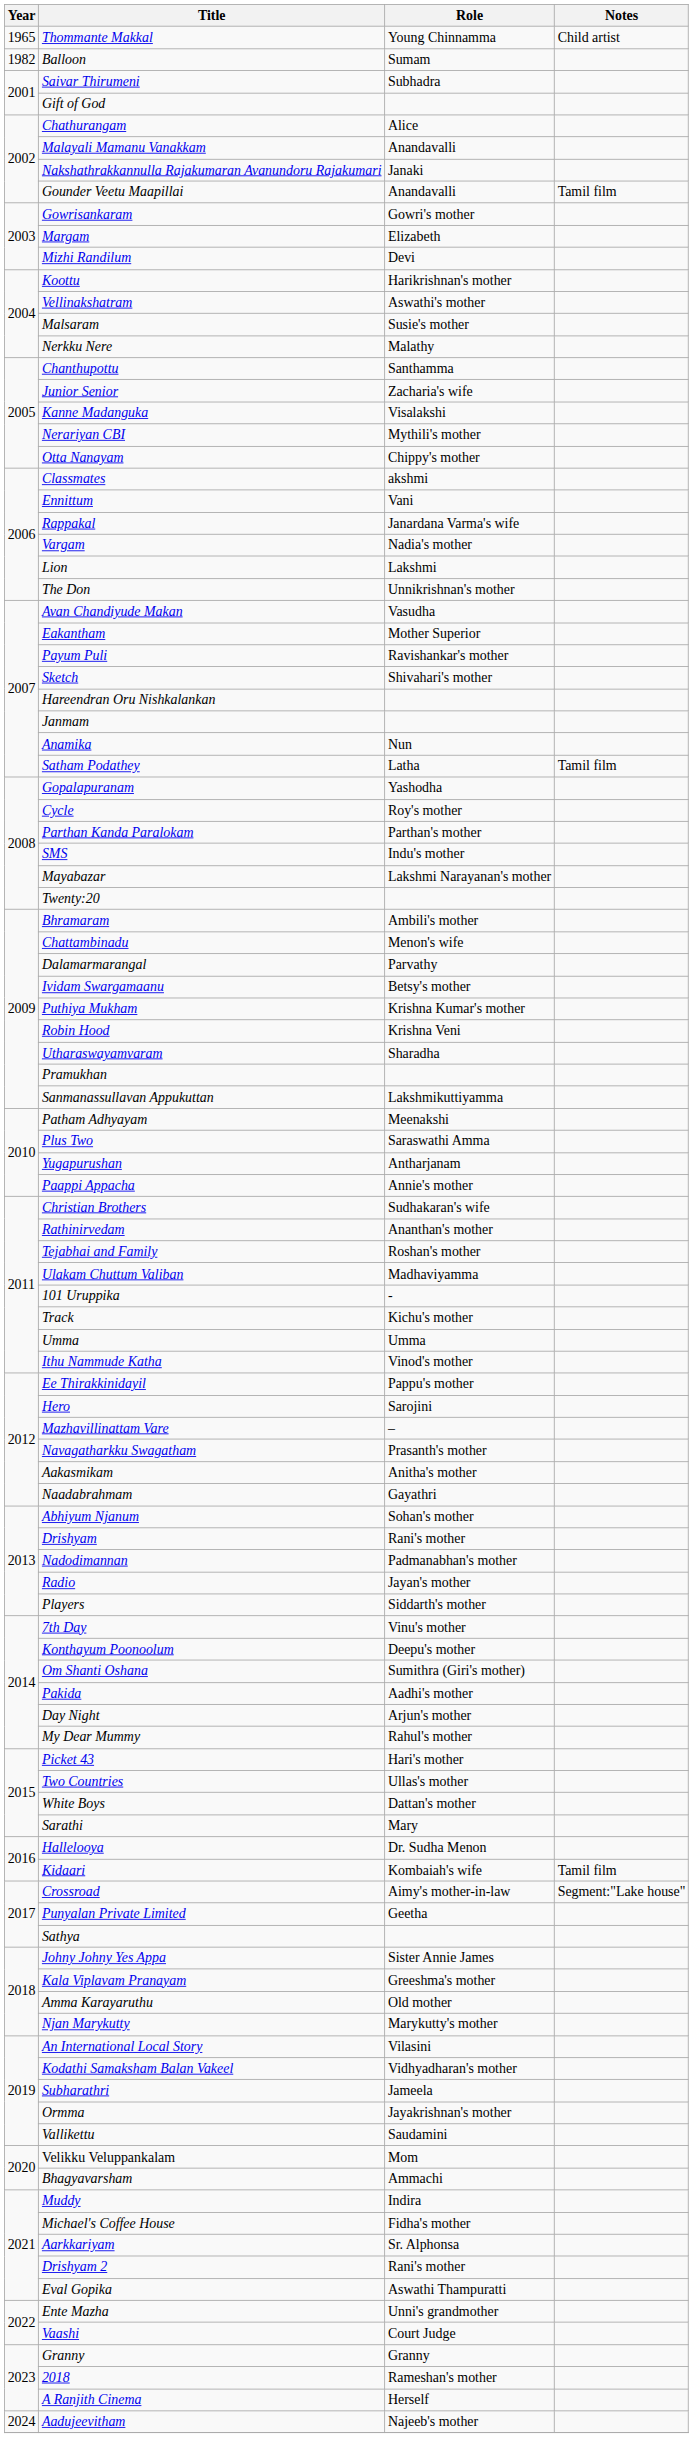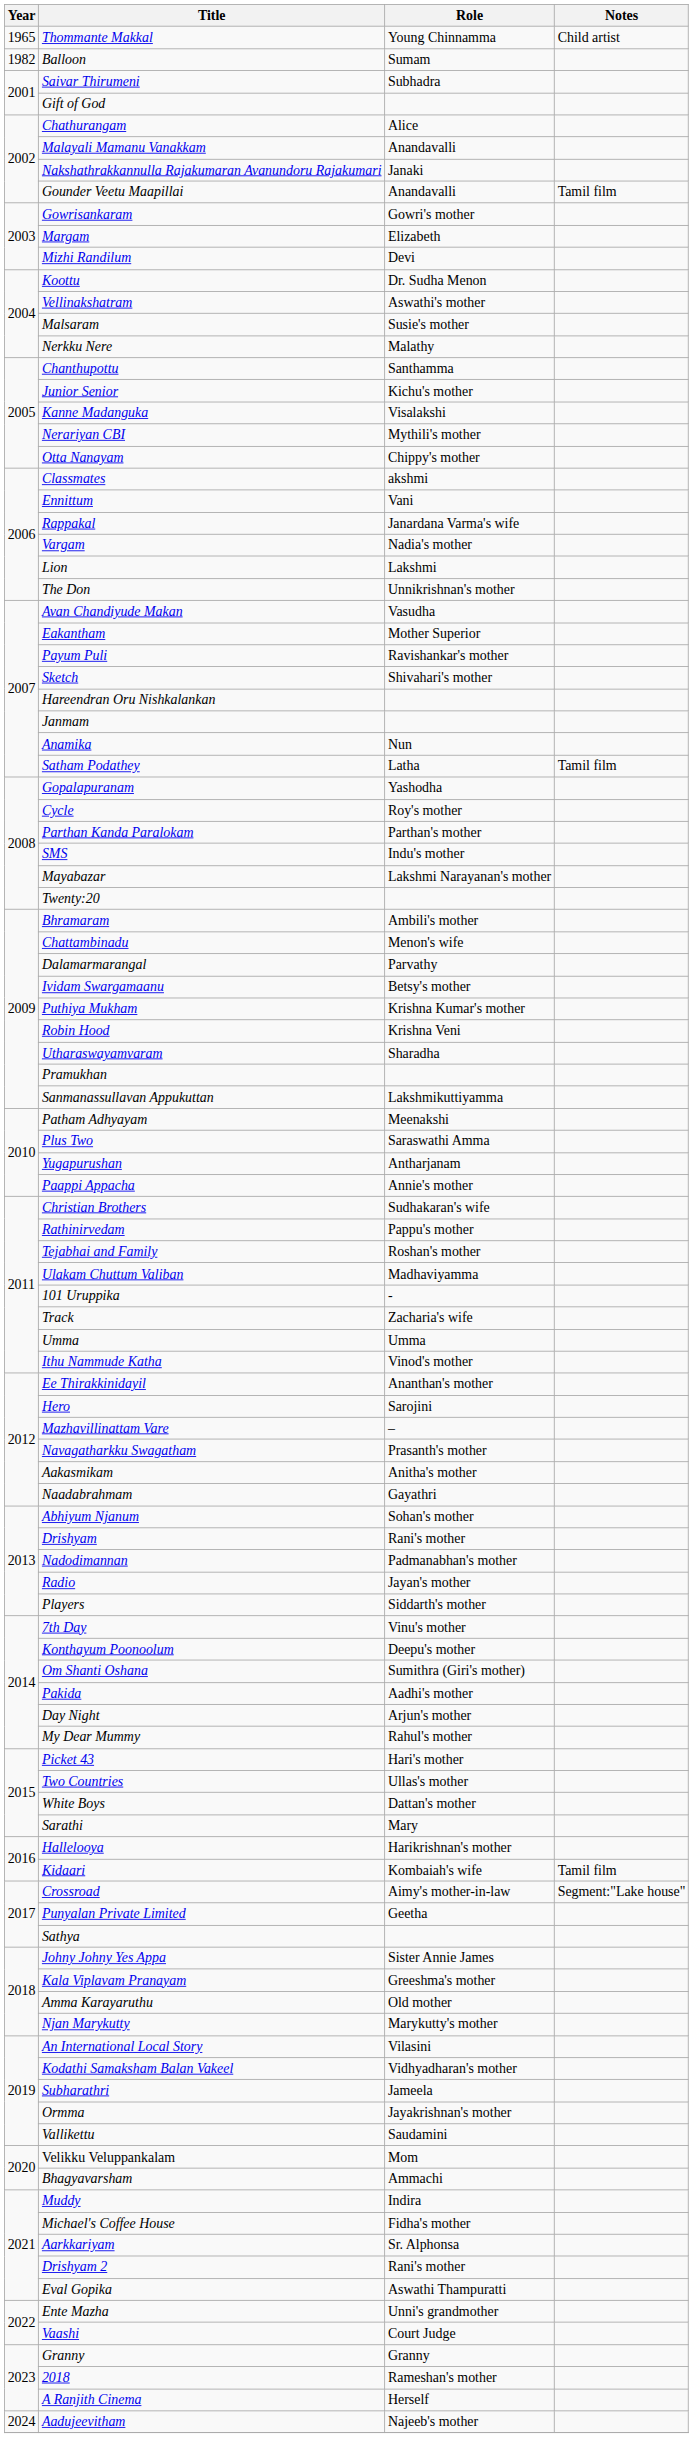(450, 280) Harikrishnan's mother -> (437, 280) Dr. Sudha Menon
(430, 390) Zacharia's wife -> (430, 390) Kichu's mother
(440, 1229) Ananthan's mother -> (431, 1229) Pappu's mother
(430, 1318) Kichu's mother -> (430, 1318) Zacharia's wife
(431, 1384) Pappu's mother -> (440, 1384) Ananthan's mother
(437, 1847) Dr. Sudha Menon -> (450, 1847) Harikrishnan's mother
